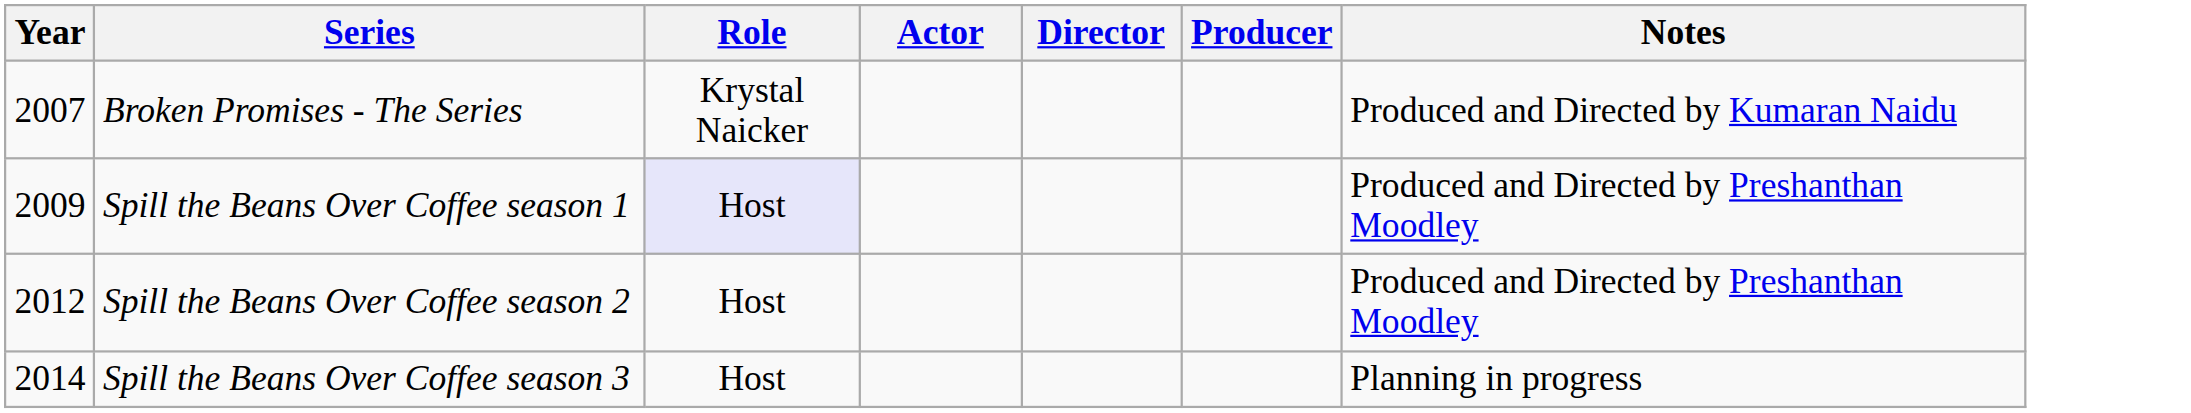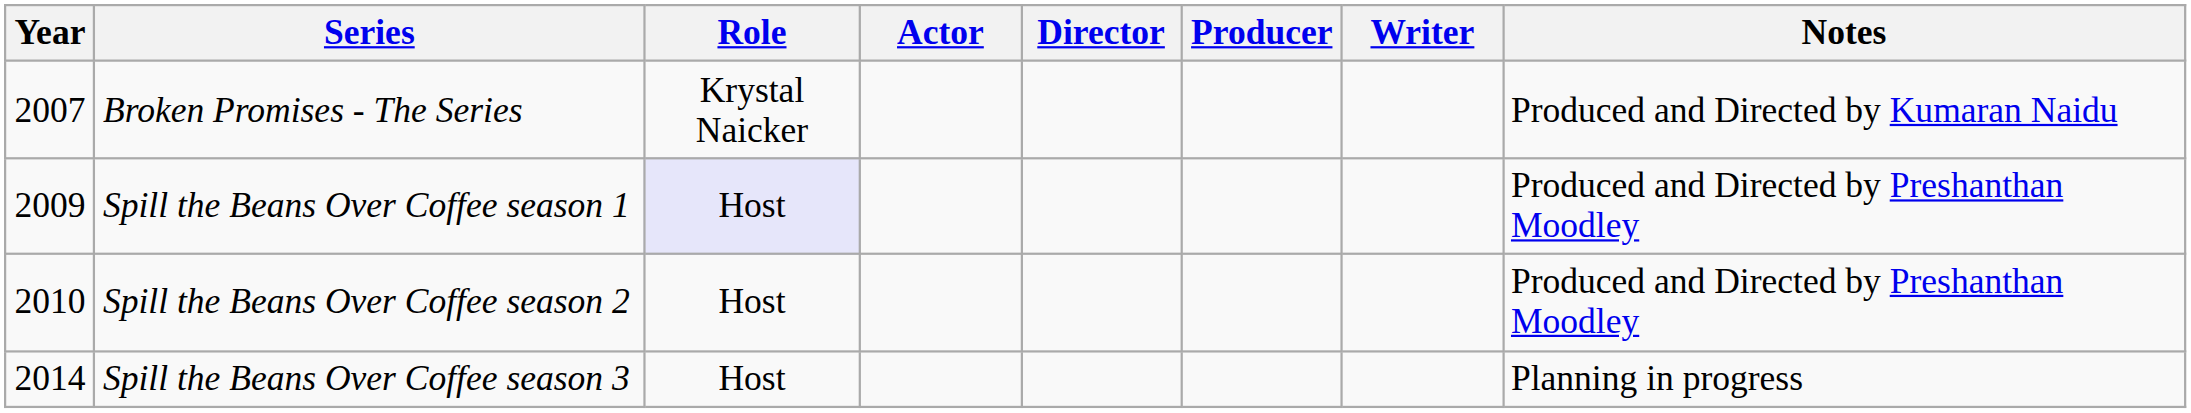+ column: (1422, 32)
(50, 301) 2012 -> (50, 301) 2010
